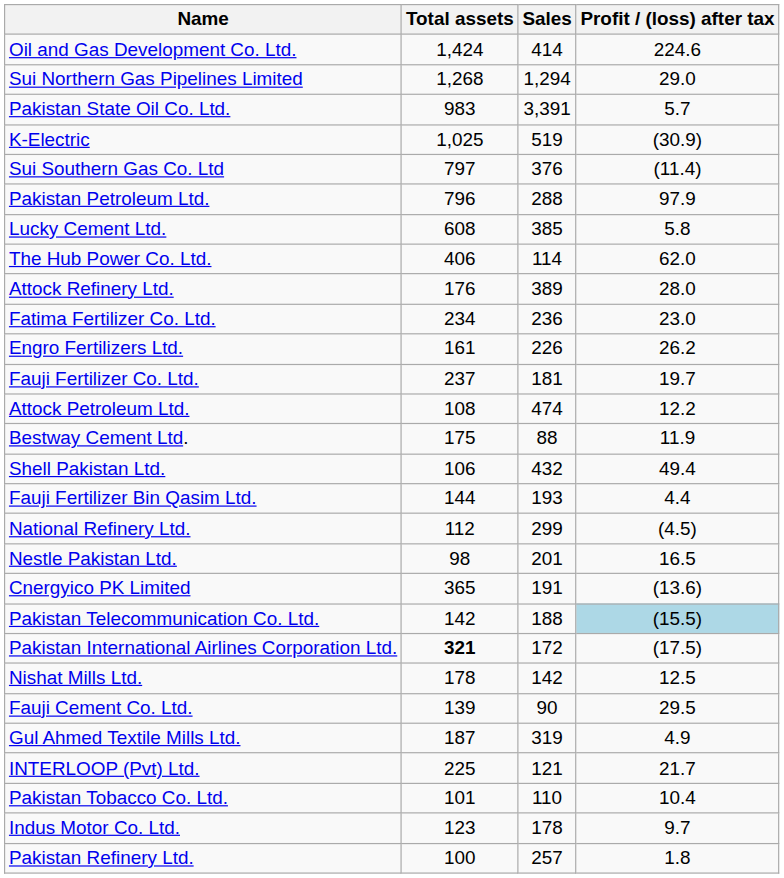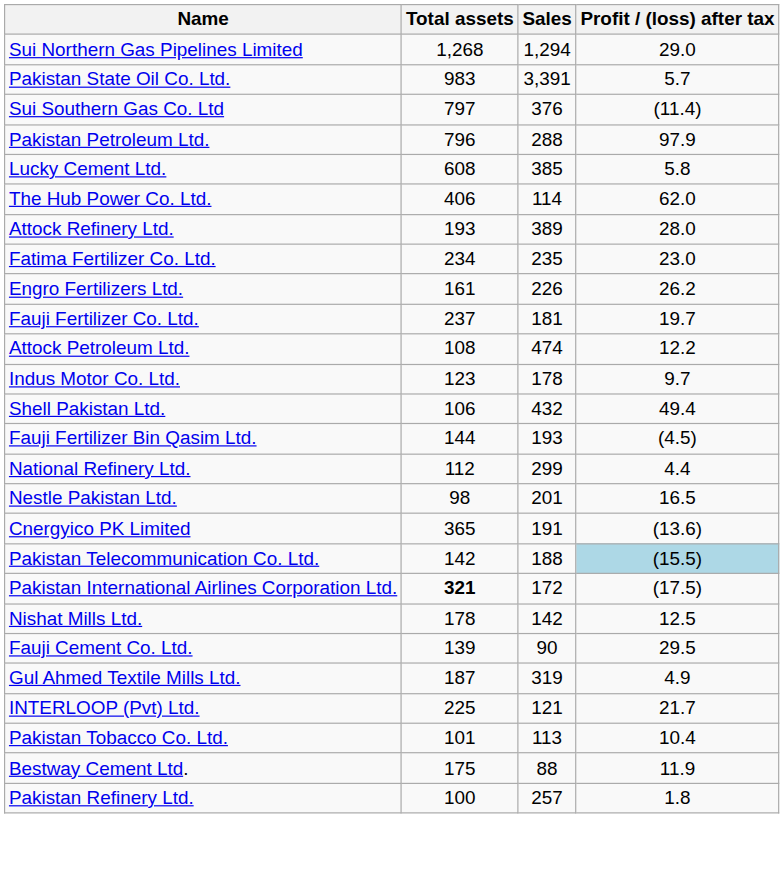- row: (153, 49)
- row: (49, 139)
(460, 288) 176 -> (460, 229) 193
(547, 318) 236 -> (547, 259) 235
rows swapped: (94, 827) <-> (99, 438)
(677, 498) 4.4 -> (677, 438) (4.5)
(677, 528) (4.5) -> (677, 468) 4.4
(547, 797) 110 -> (547, 738) 113
